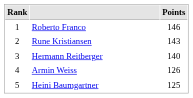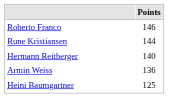- column: (17, 12)
(174, 41) 143 -> (149, 41) 144
(174, 70) 126 -> (149, 70) 136
